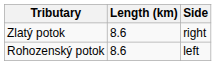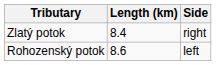(118, 32) 8.6 -> (118, 32) 8.4
